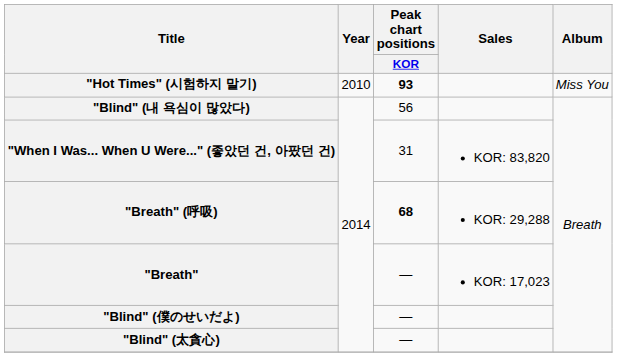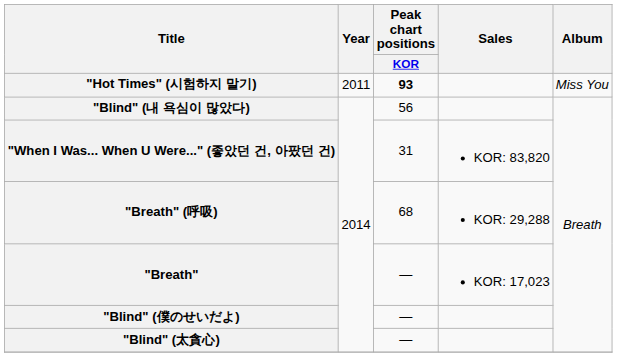(356, 85) 2010 -> (356, 85) 2011
(406, 212) bold -> (406, 212) normal
